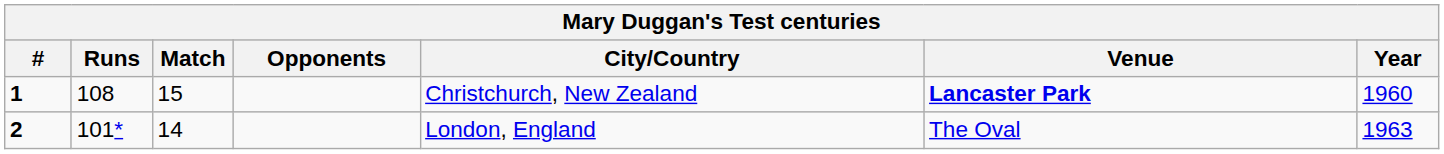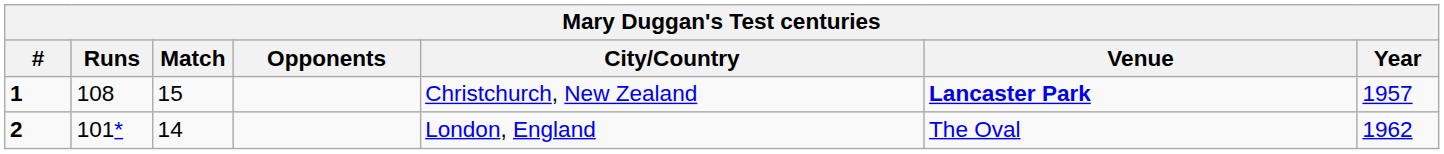(1388, 93) 1960 -> (1388, 93) 1957
(1388, 129) 1963 -> (1388, 129) 1962
